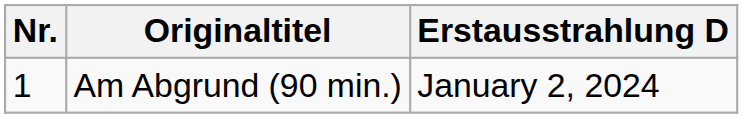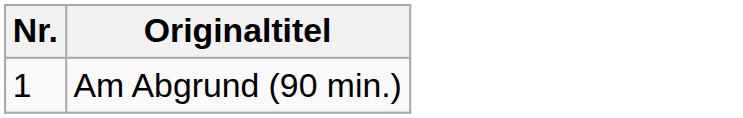- column: (573, 31)
